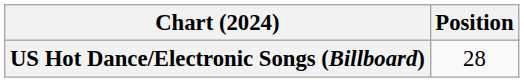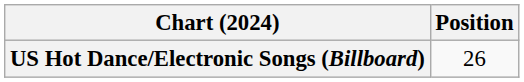(474, 58) 28 -> (474, 58) 26
